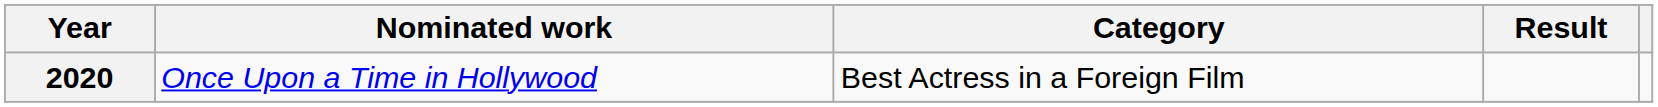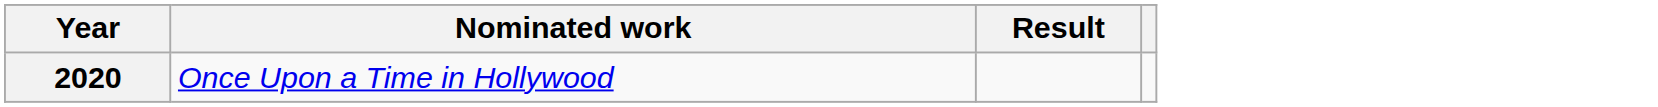- column: (1159, 28)
